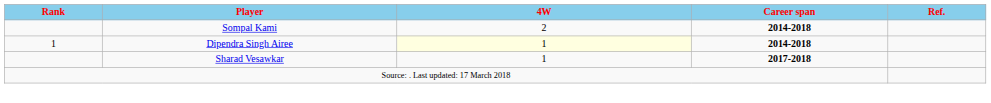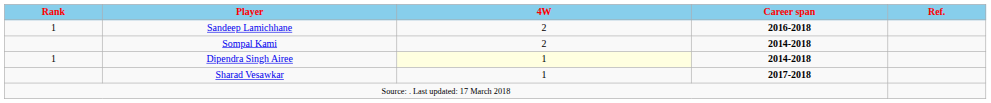+ row: (250, 28)
